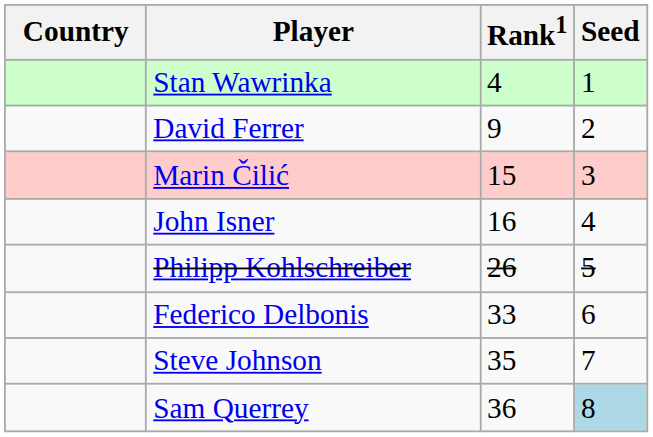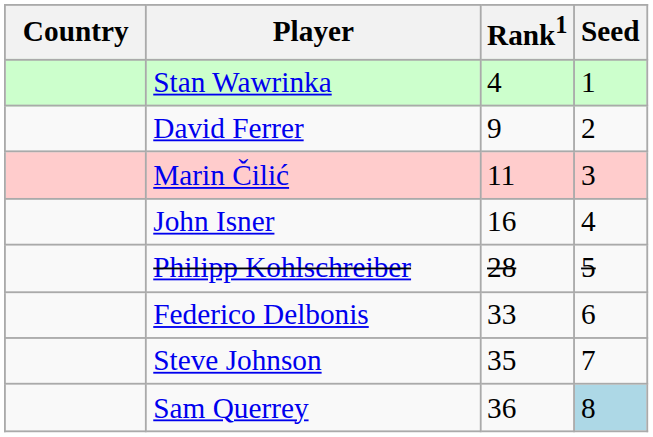(502, 174) 15 -> (501, 174) 11
(502, 267) 26 -> (502, 267) 28
